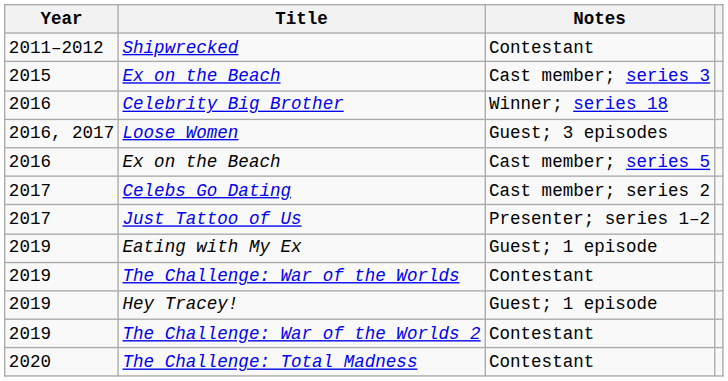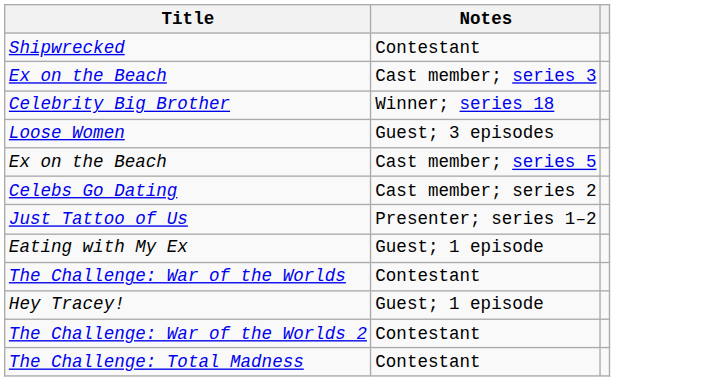- column: (62, 19)
